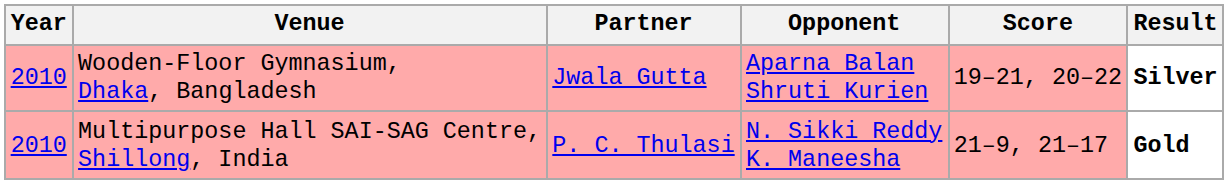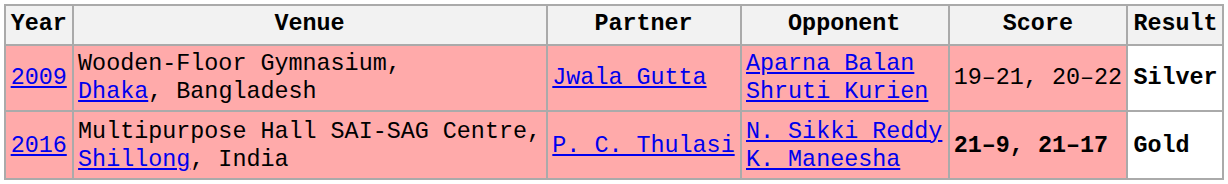(39, 78) 2010 -> (39, 78) 2009
(39, 145) 2010 -> (39, 145) 2016
(1031, 145) normal -> (1031, 145) bold
